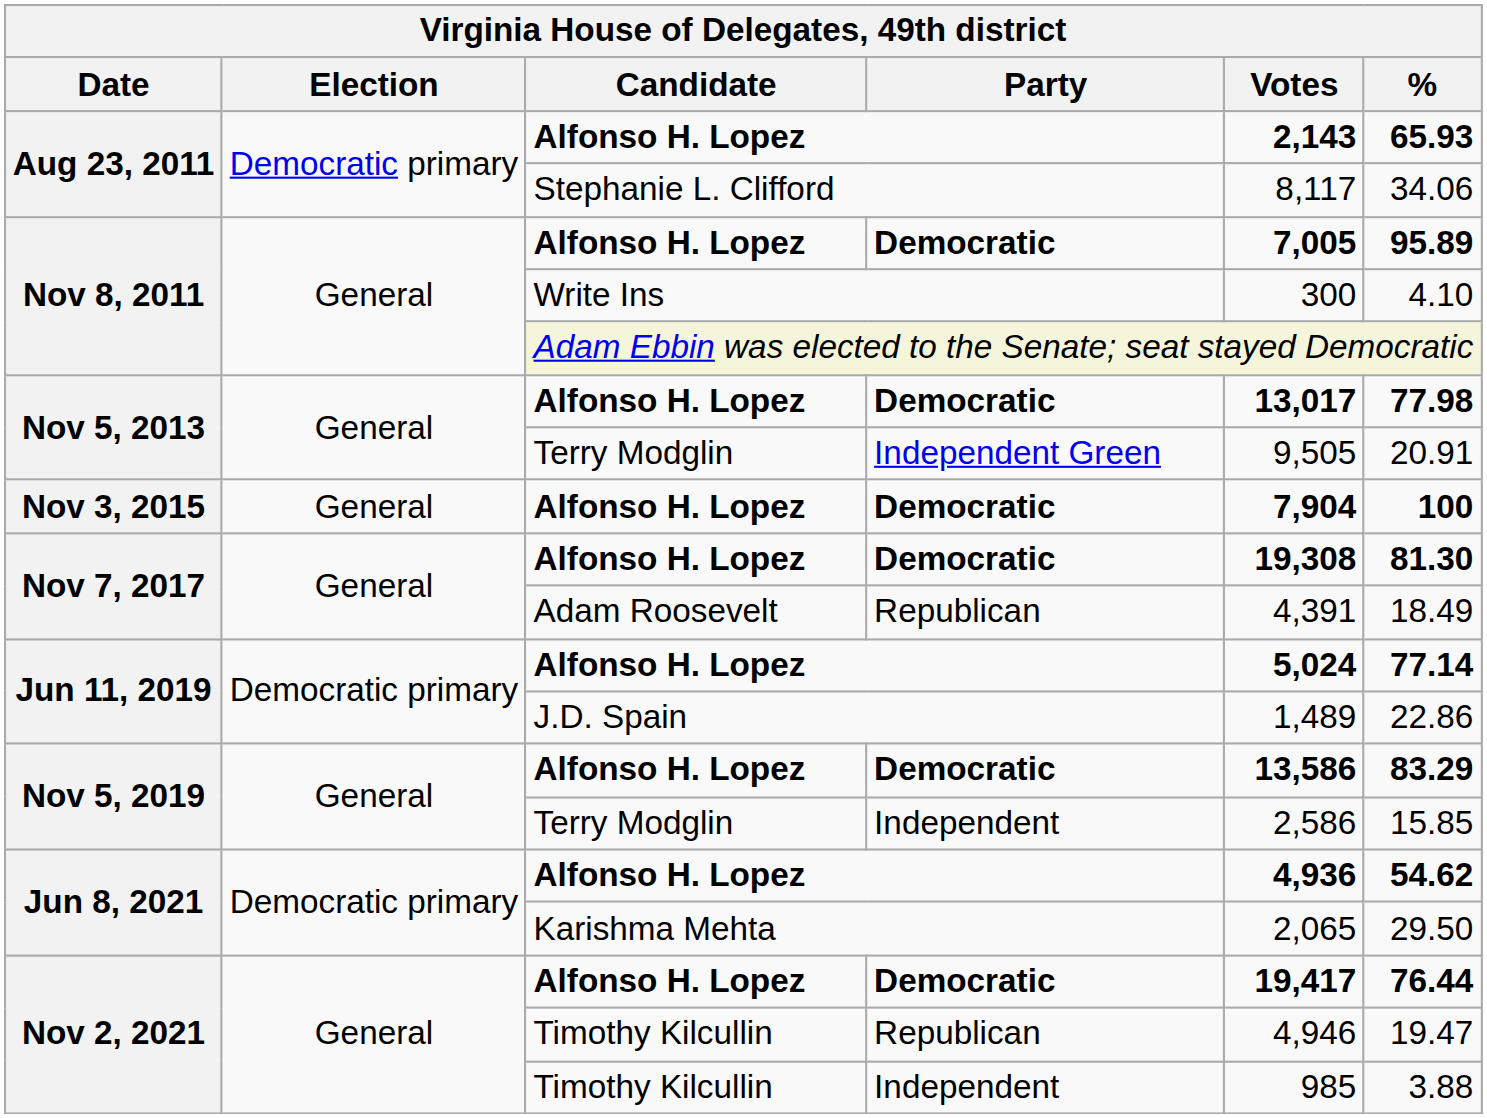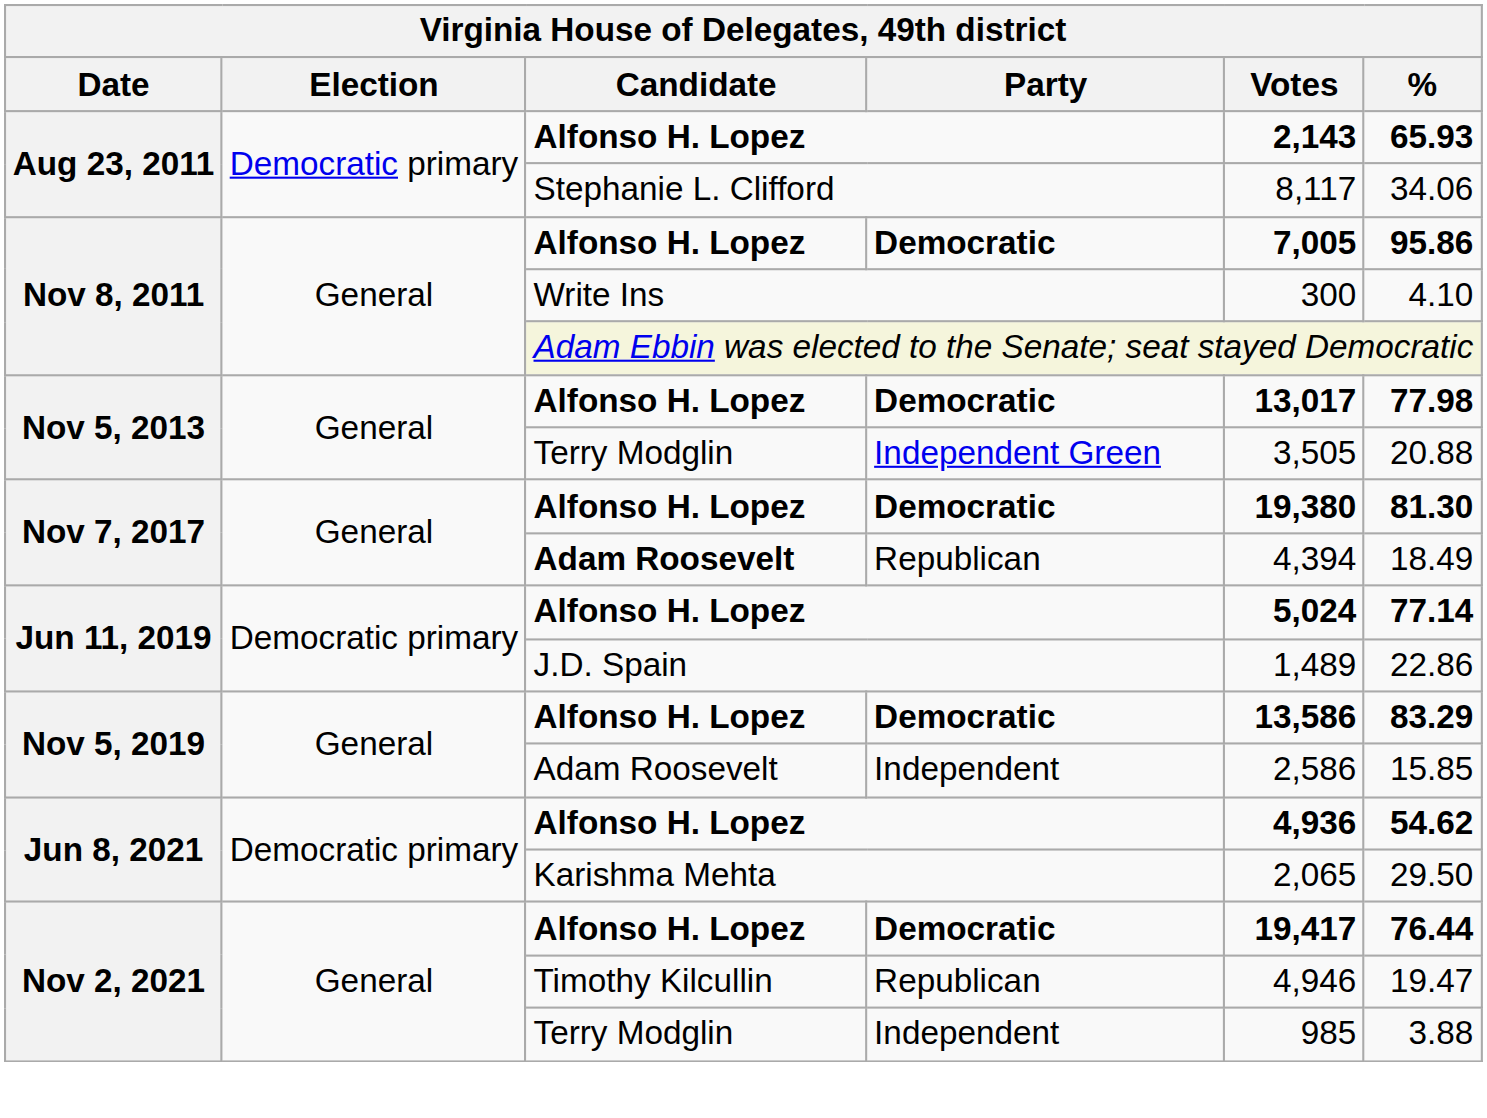(1432, 242) 95.89 -> (1432, 242) 95.86
(1315, 453) 9,505 -> (1315, 453) 3,505
(1432, 453) 20.91 -> (1432, 453) 20.88
- row: (114, 505)
(1305, 558) 19,308 -> (1305, 505) 19,380
(656, 611) normal -> (664, 558) bold
(1315, 611) 4,391 -> (1315, 558) 4,394
(633, 822) Terry Modglin -> (656, 769) Adam Roosevelt
(653, 1086) Timothy Kilcullin -> (633, 1033) Terry Modglin
